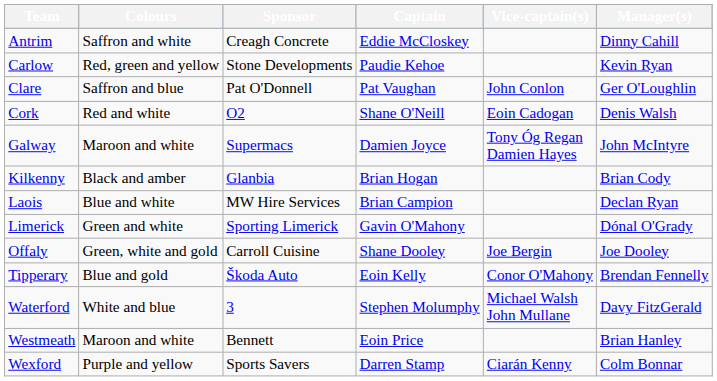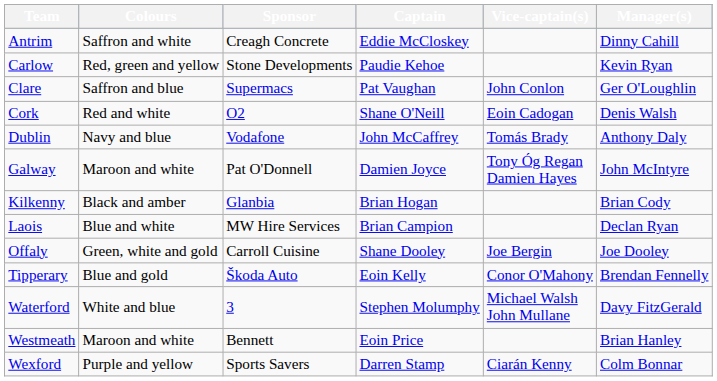(269, 88) Pat O'Donnell -> (260, 88) Supermacs
+ row: (29, 137)
(260, 145) Supermacs -> (269, 169) Pat O'Donnell
- row: (36, 226)
